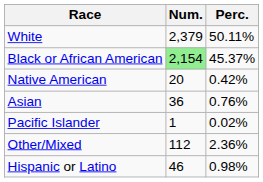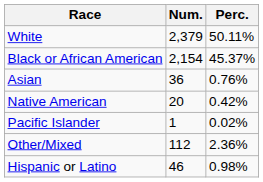(186, 58) lightgreen background -> (186, 58) no background
rows swapped: (57, 79) <-> (25, 101)
